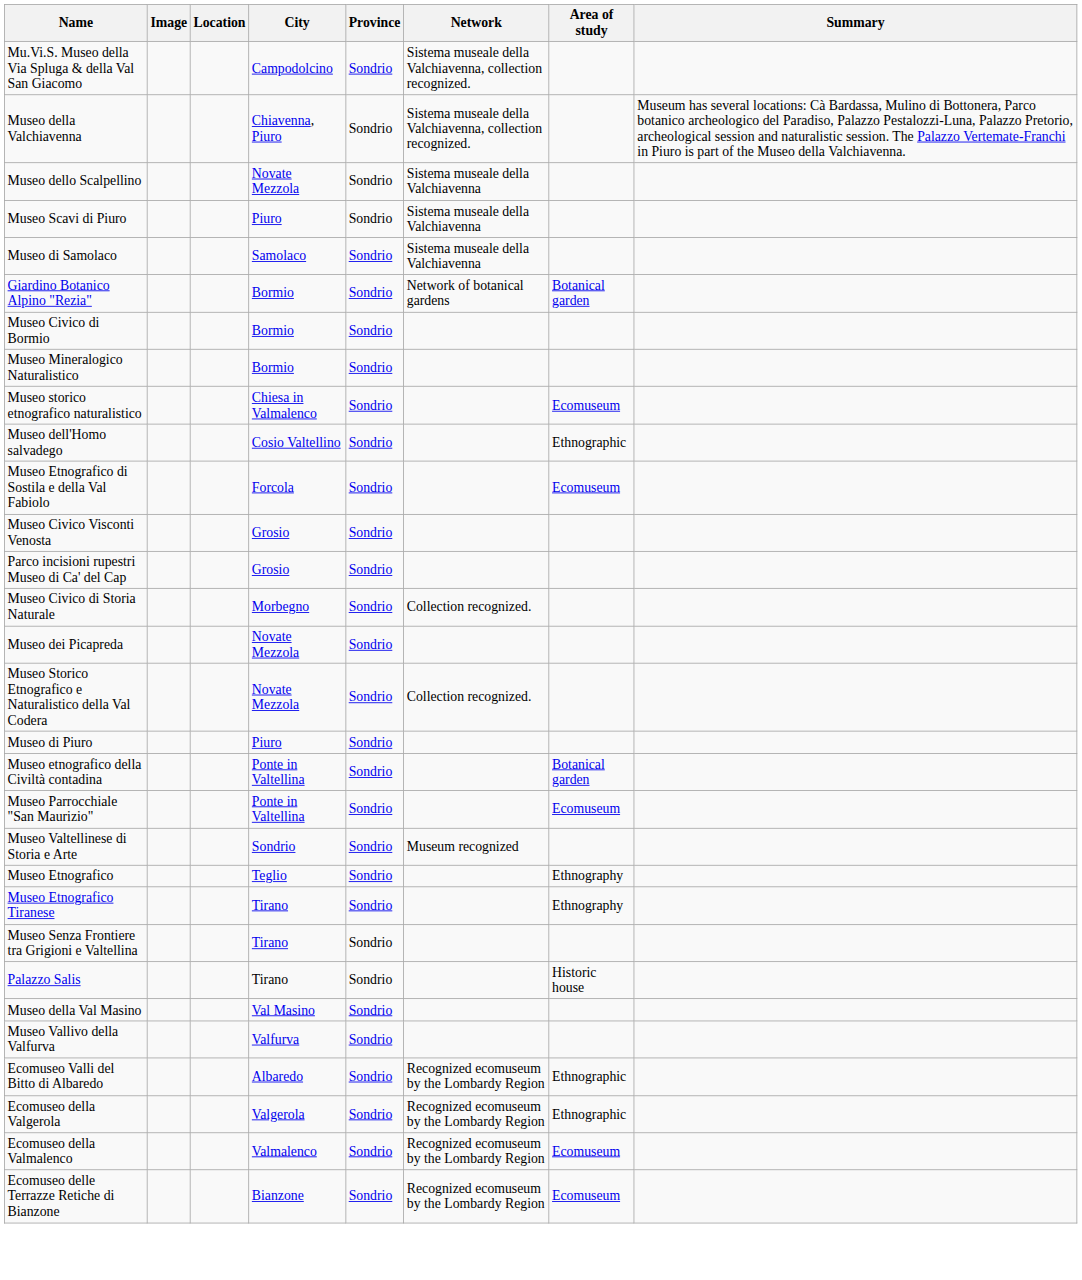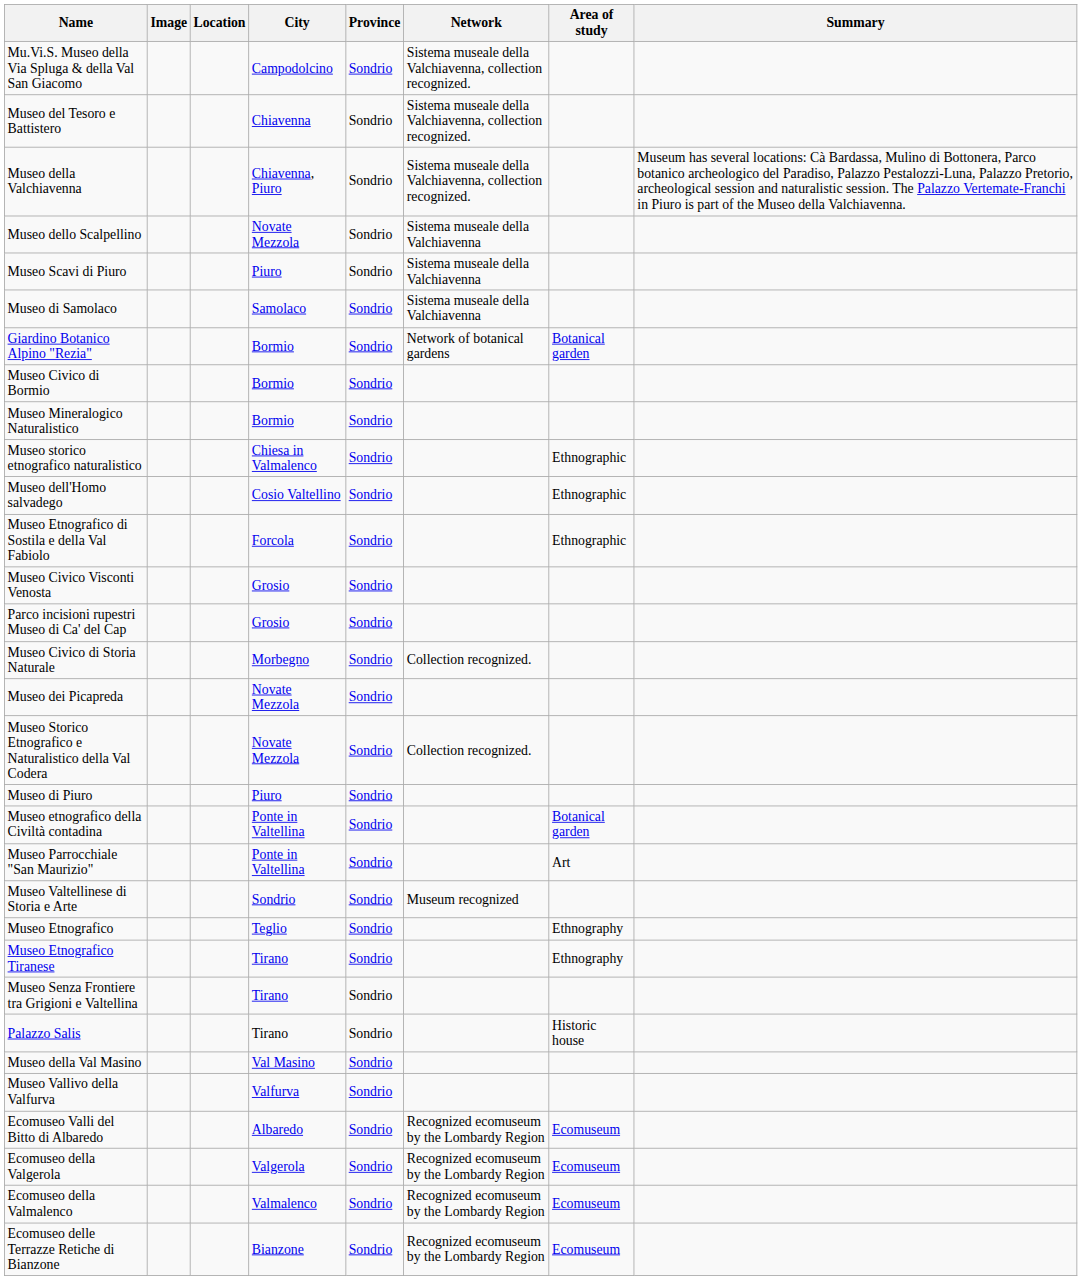+ row: (61, 120)
(586, 405) Ecomuseum -> (589, 458) Ethnographic
(586, 487) Ecomuseum -> (589, 540) Ethnographic
(586, 809) Ecomuseum -> (561, 862) Art
(589, 1076) Ethnographic -> (586, 1129) Ecomuseum
(589, 1114) Ethnographic -> (586, 1166) Ecomuseum
